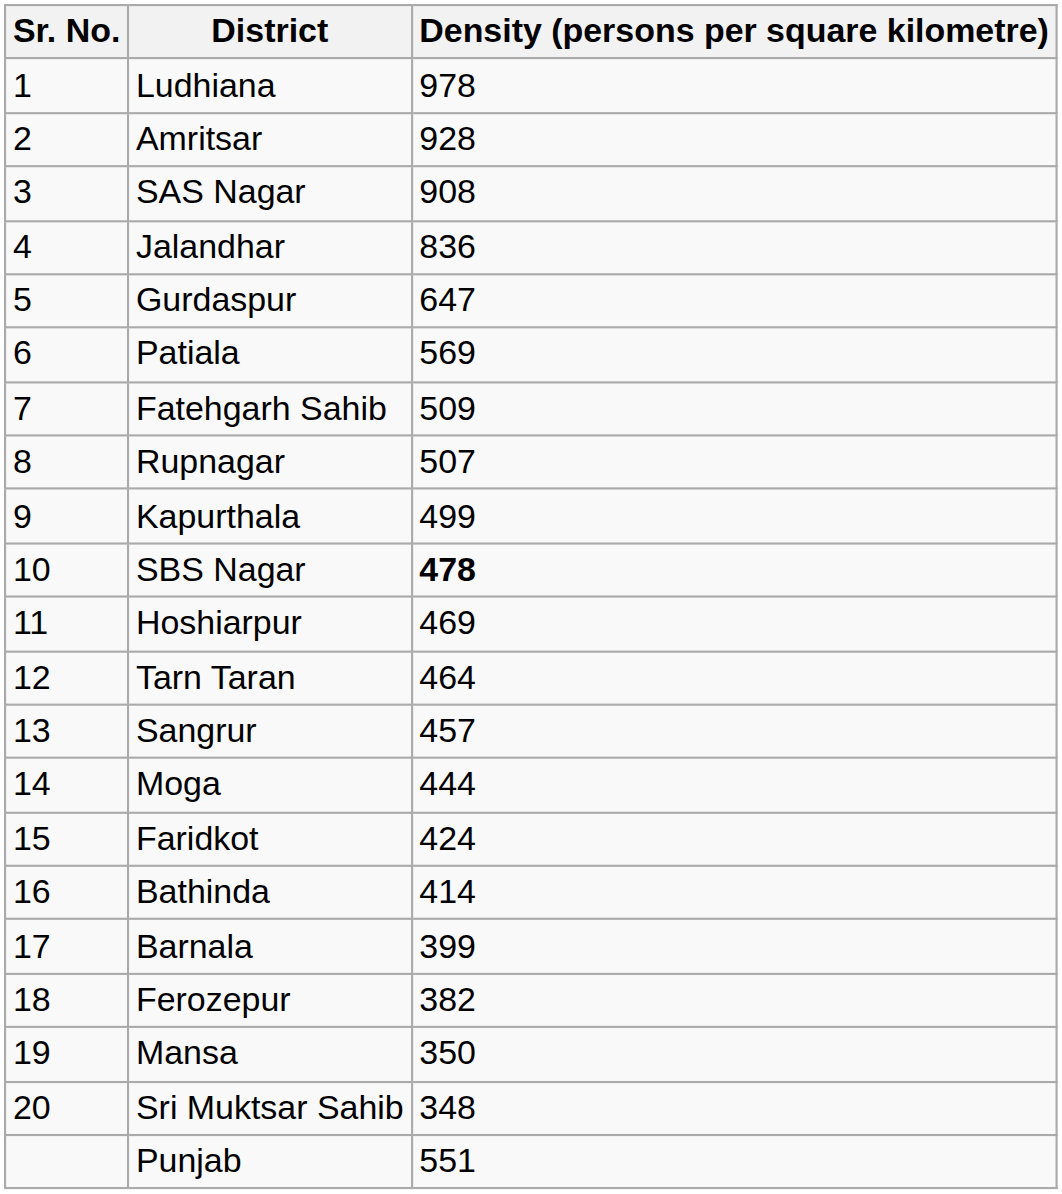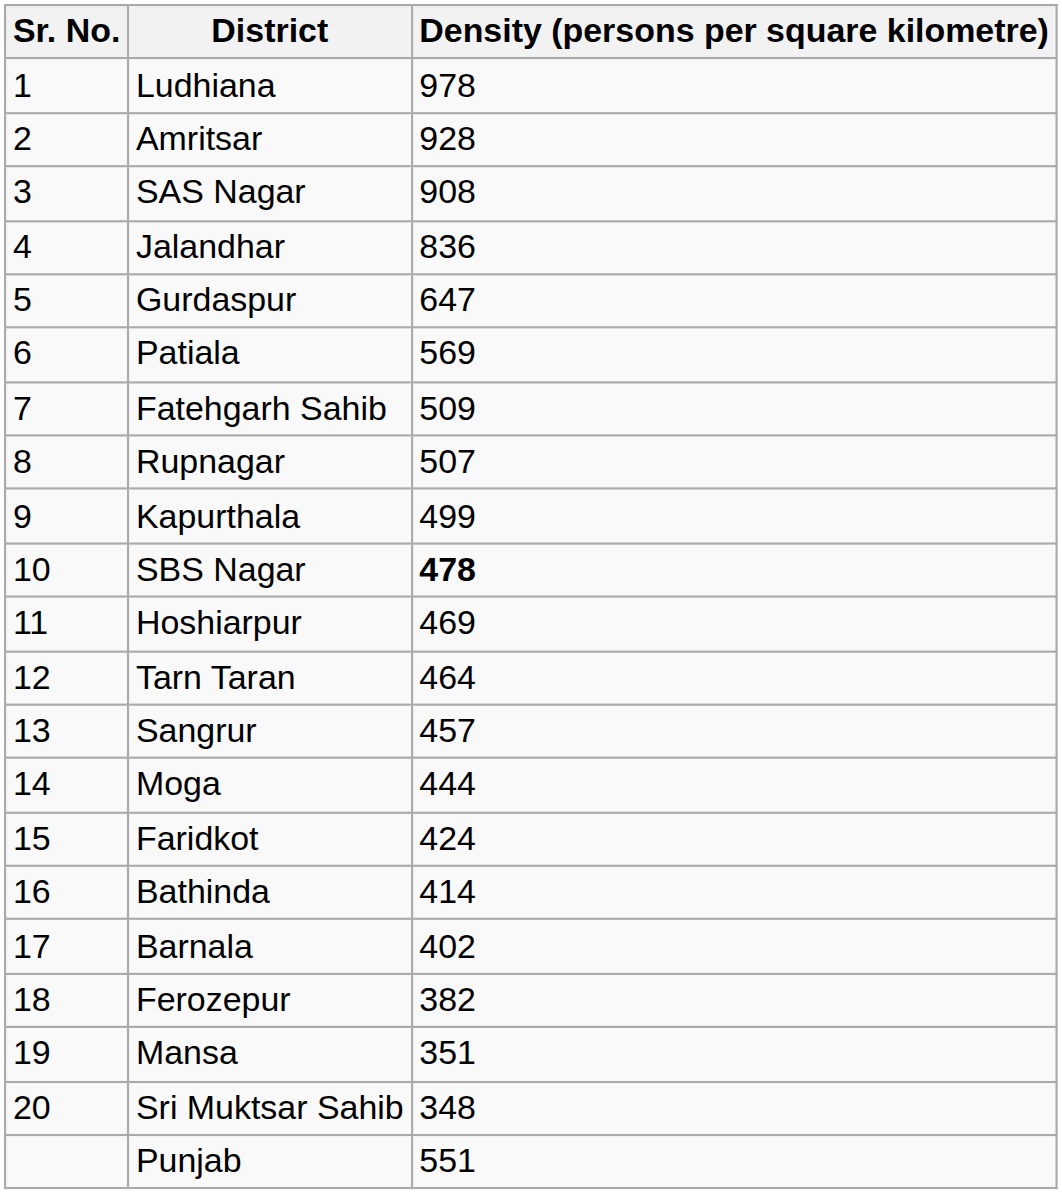(448, 945) 399 -> (448, 945) 402
(448, 1053) 350 -> (448, 1053) 351
